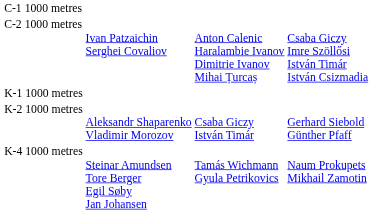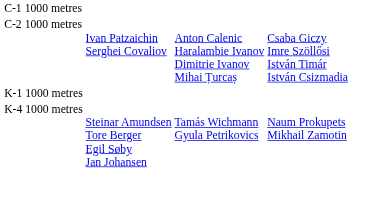- row: (43, 109)
